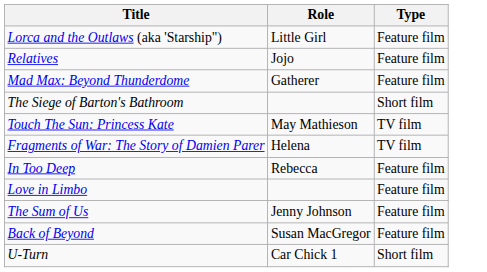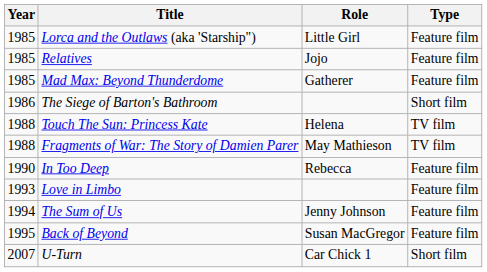+ column: (21, 15)
(314, 124) May Mathieson -> (324, 124) Helena
(290, 146) Helena -> (348, 146) May Mathieson
